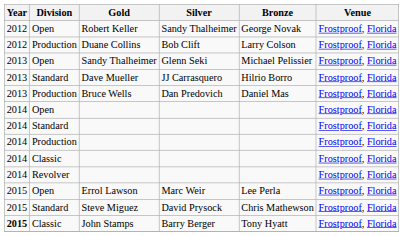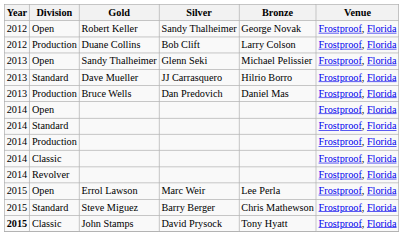(192, 207) David Prysock -> (188, 207) Barry Berger
(188, 223) Barry Berger -> (192, 223) David Prysock
